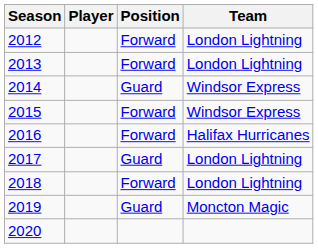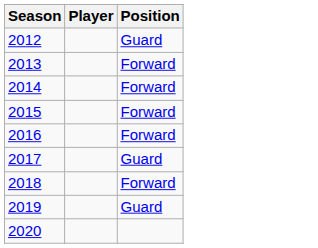- column: (248, 16)
(148, 40) Forward -> (141, 40) Guard
(141, 87) Guard -> (148, 87) Forward
